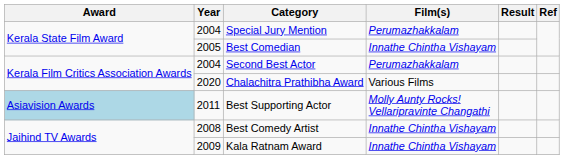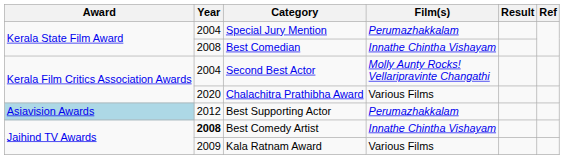(209, 47) 2005 -> (209, 47) 2008
(414, 64) Perumazhakkalam -> (429, 71) Molly Aunty Rocks! Vellaripravinte Changathi
(208, 105) 2011 -> (209, 111) 2012
(429, 105) Molly Aunty Rocks! Vellaripravinte Changathi -> (414, 111) Perumazhakkalam
(209, 128) normal -> (209, 128) bold
(432, 146) Innathe Chintha Vishayam -> (401, 146) Various Films
